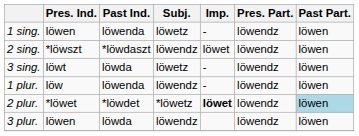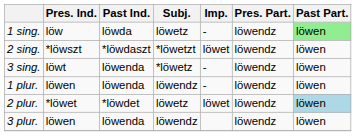(61, 31) löwen -> (54, 31) löw
(123, 31) löwenda -> (117, 31) löwda
(313, 31) no background -> (311, 31) lightgreen background
(177, 49) löwendz -> (176, 49) *löwetzt
(117, 67) löwda -> (123, 67) löwenda
(172, 67) löwetz -> (174, 67) *löwetz
(54, 85) löw -> (61, 85) löwen
(174, 103) *löwetz -> (172, 103) löwetz
(217, 103) bold -> (216, 103) normal
(117, 121) löwda -> (123, 121) löwenda
